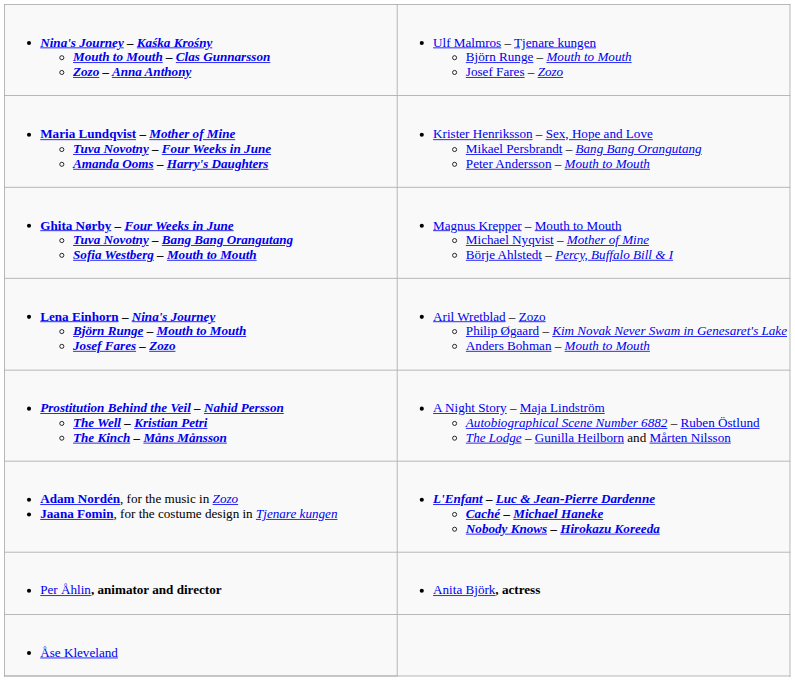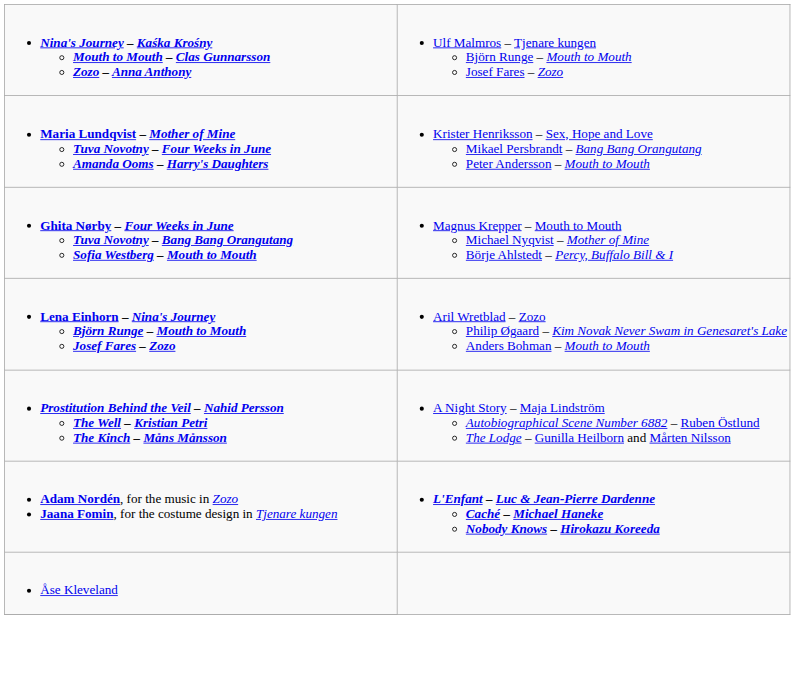- row: (201, 591)
